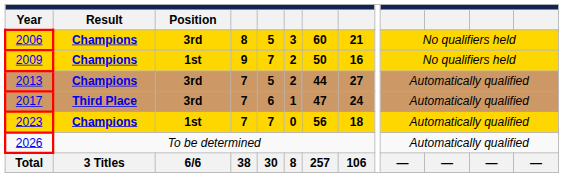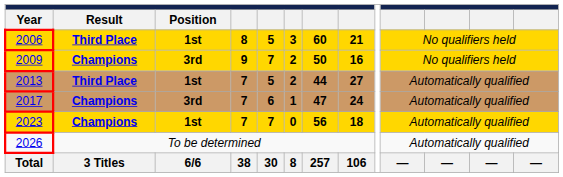(105, 40) Champions -> (105, 40) Third Place
(193, 40) 3rd -> (193, 40) 1st
(193, 60) 1st -> (193, 60) 3rd
(105, 81) Champions -> (105, 81) Third Place
(193, 81) 3rd -> (193, 81) 1st
(105, 101) Third Place -> (105, 101) Champions
